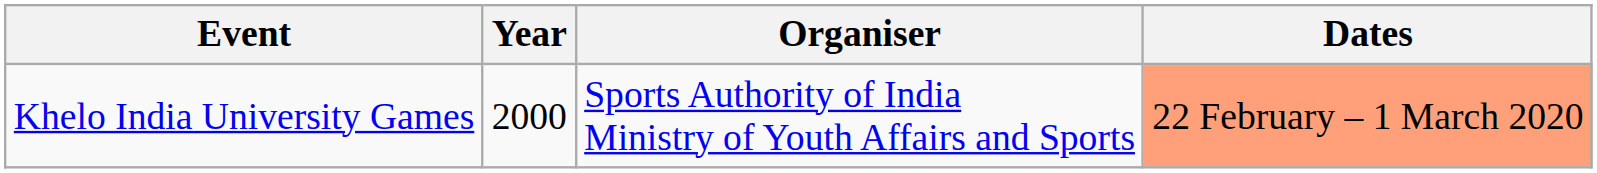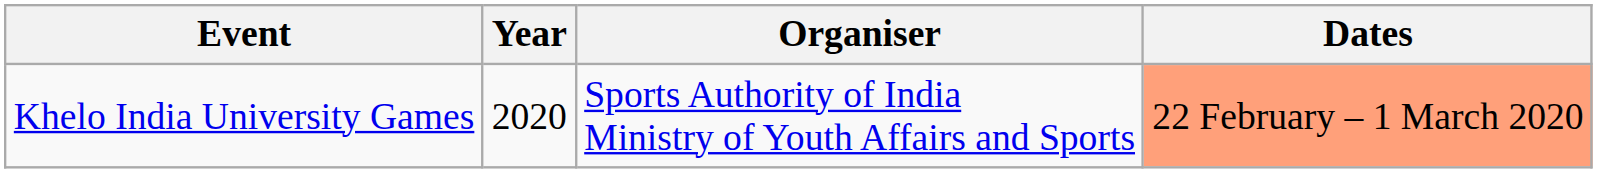(529, 115) 2000 -> (529, 115) 2020
